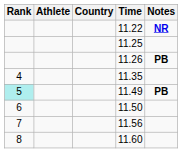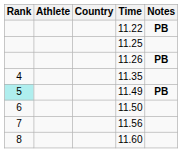(161, 28) NR -> (161, 28) PB
